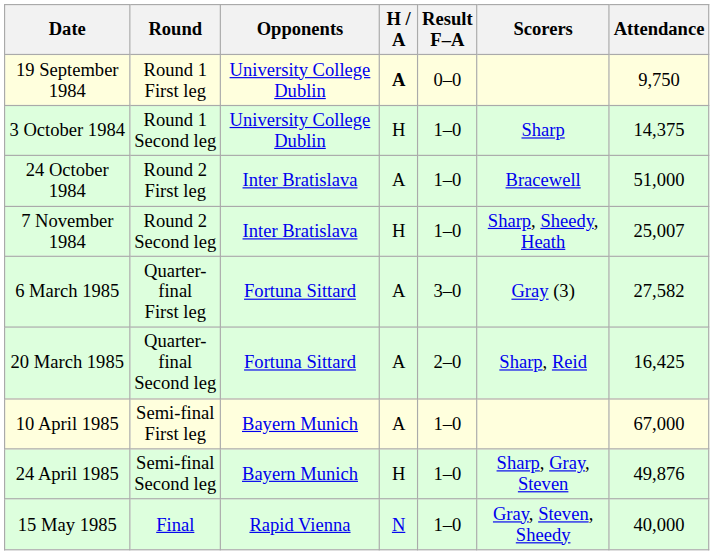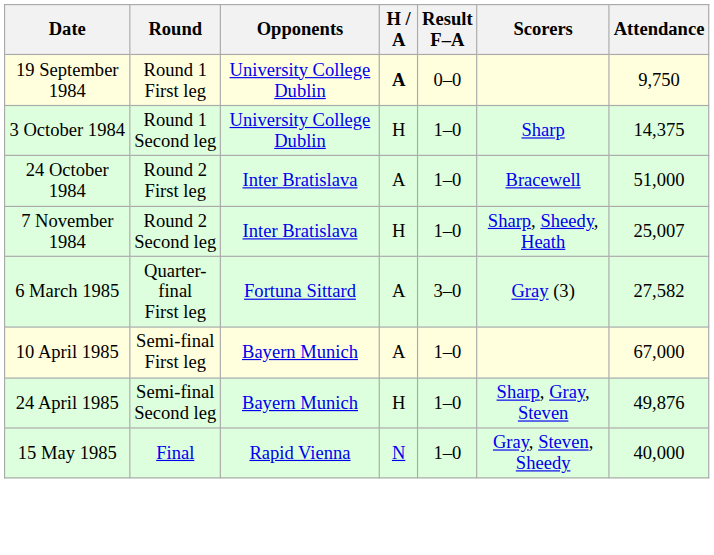- row: (67, 362)
